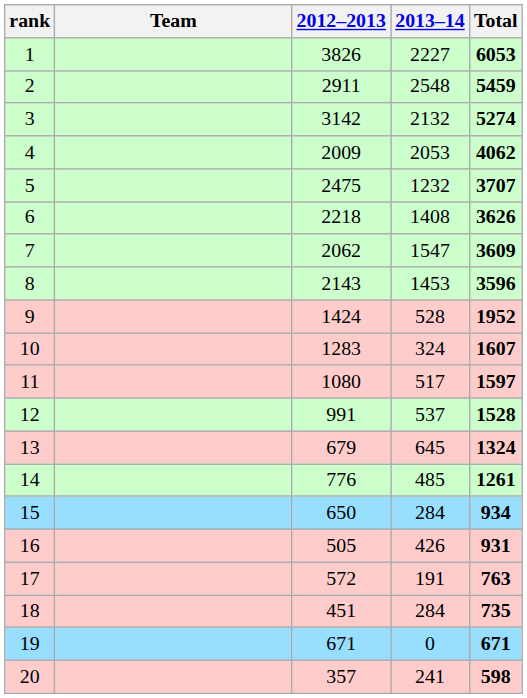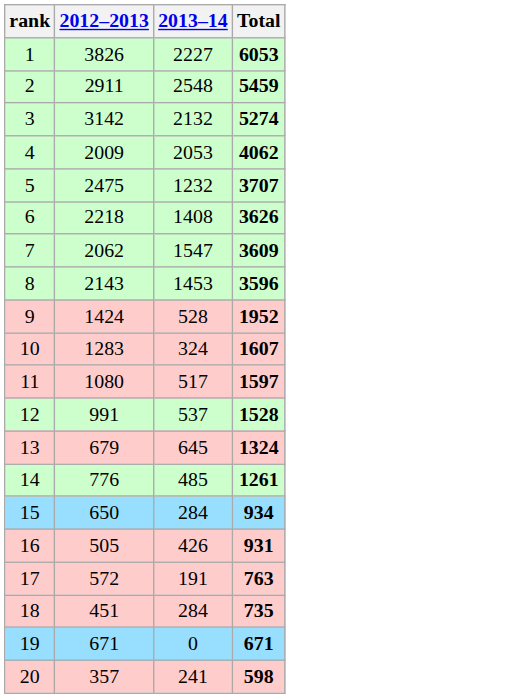- column: (173, 21)
